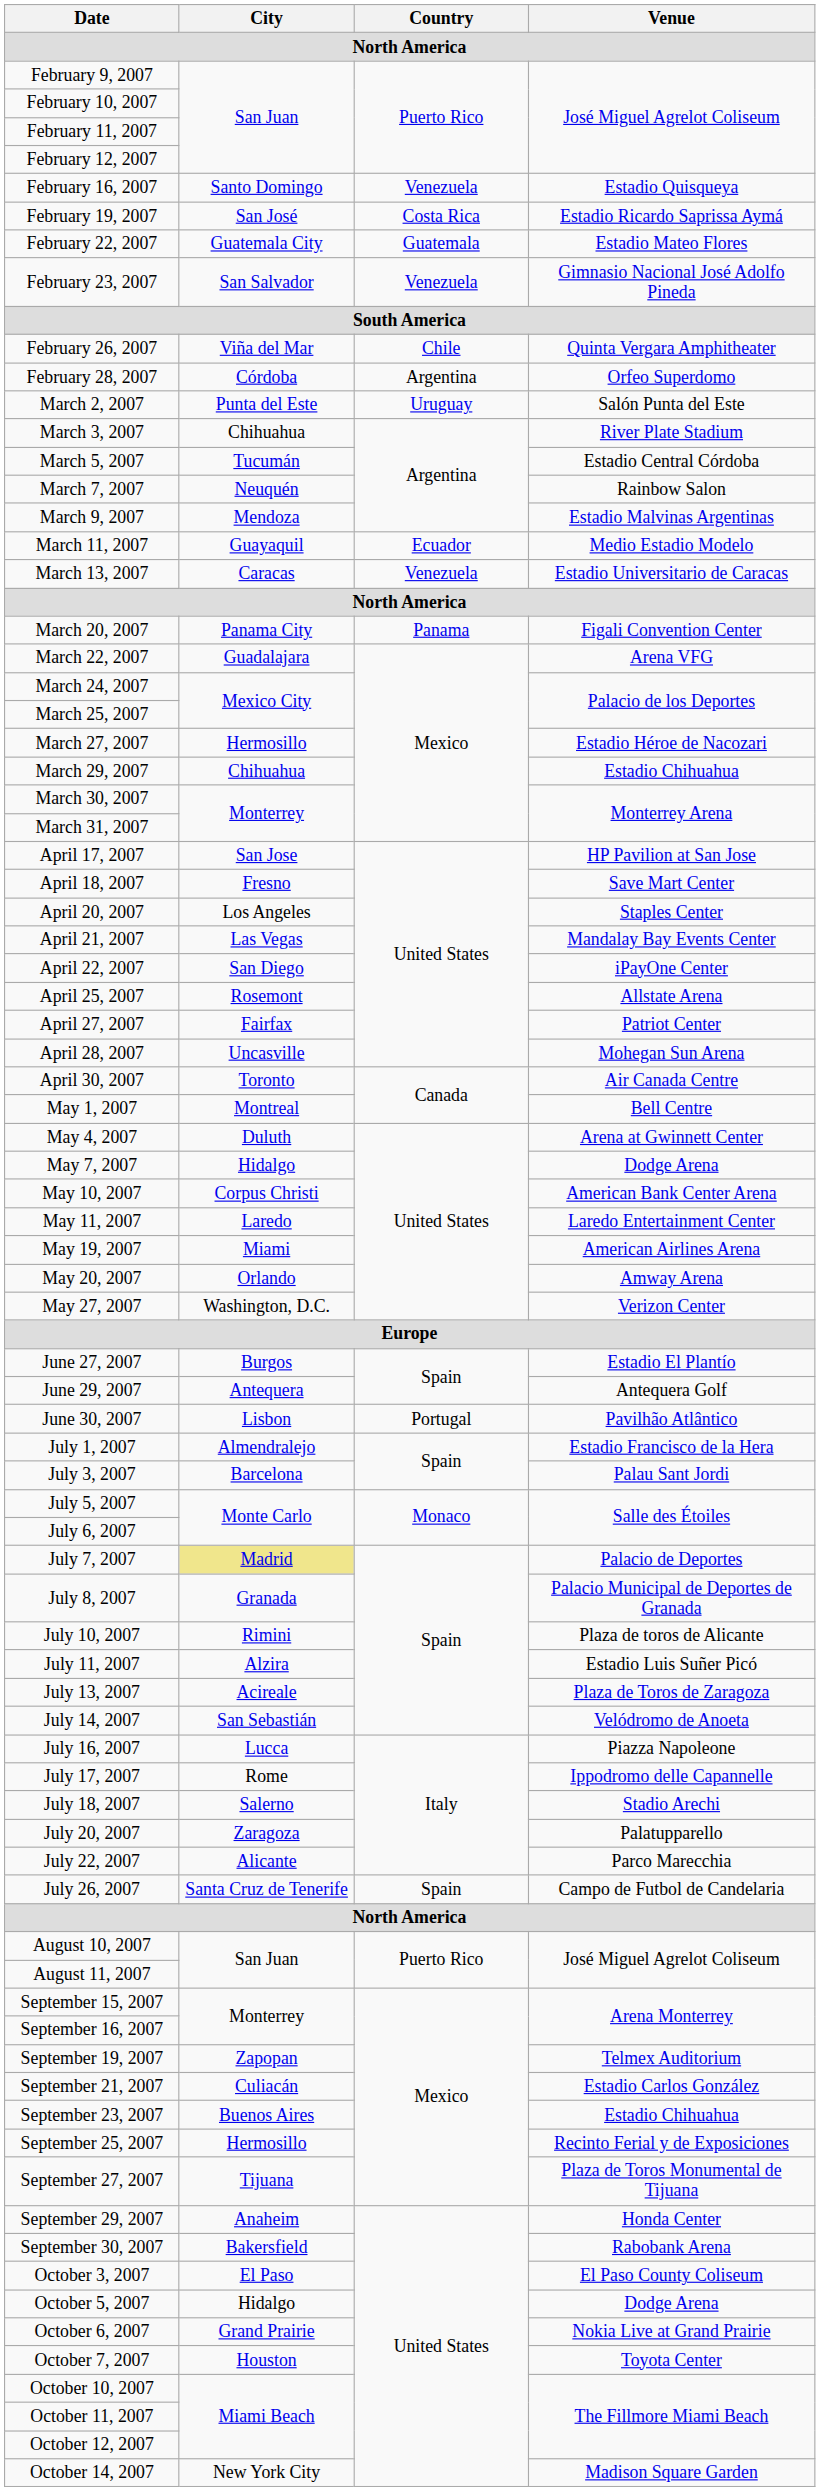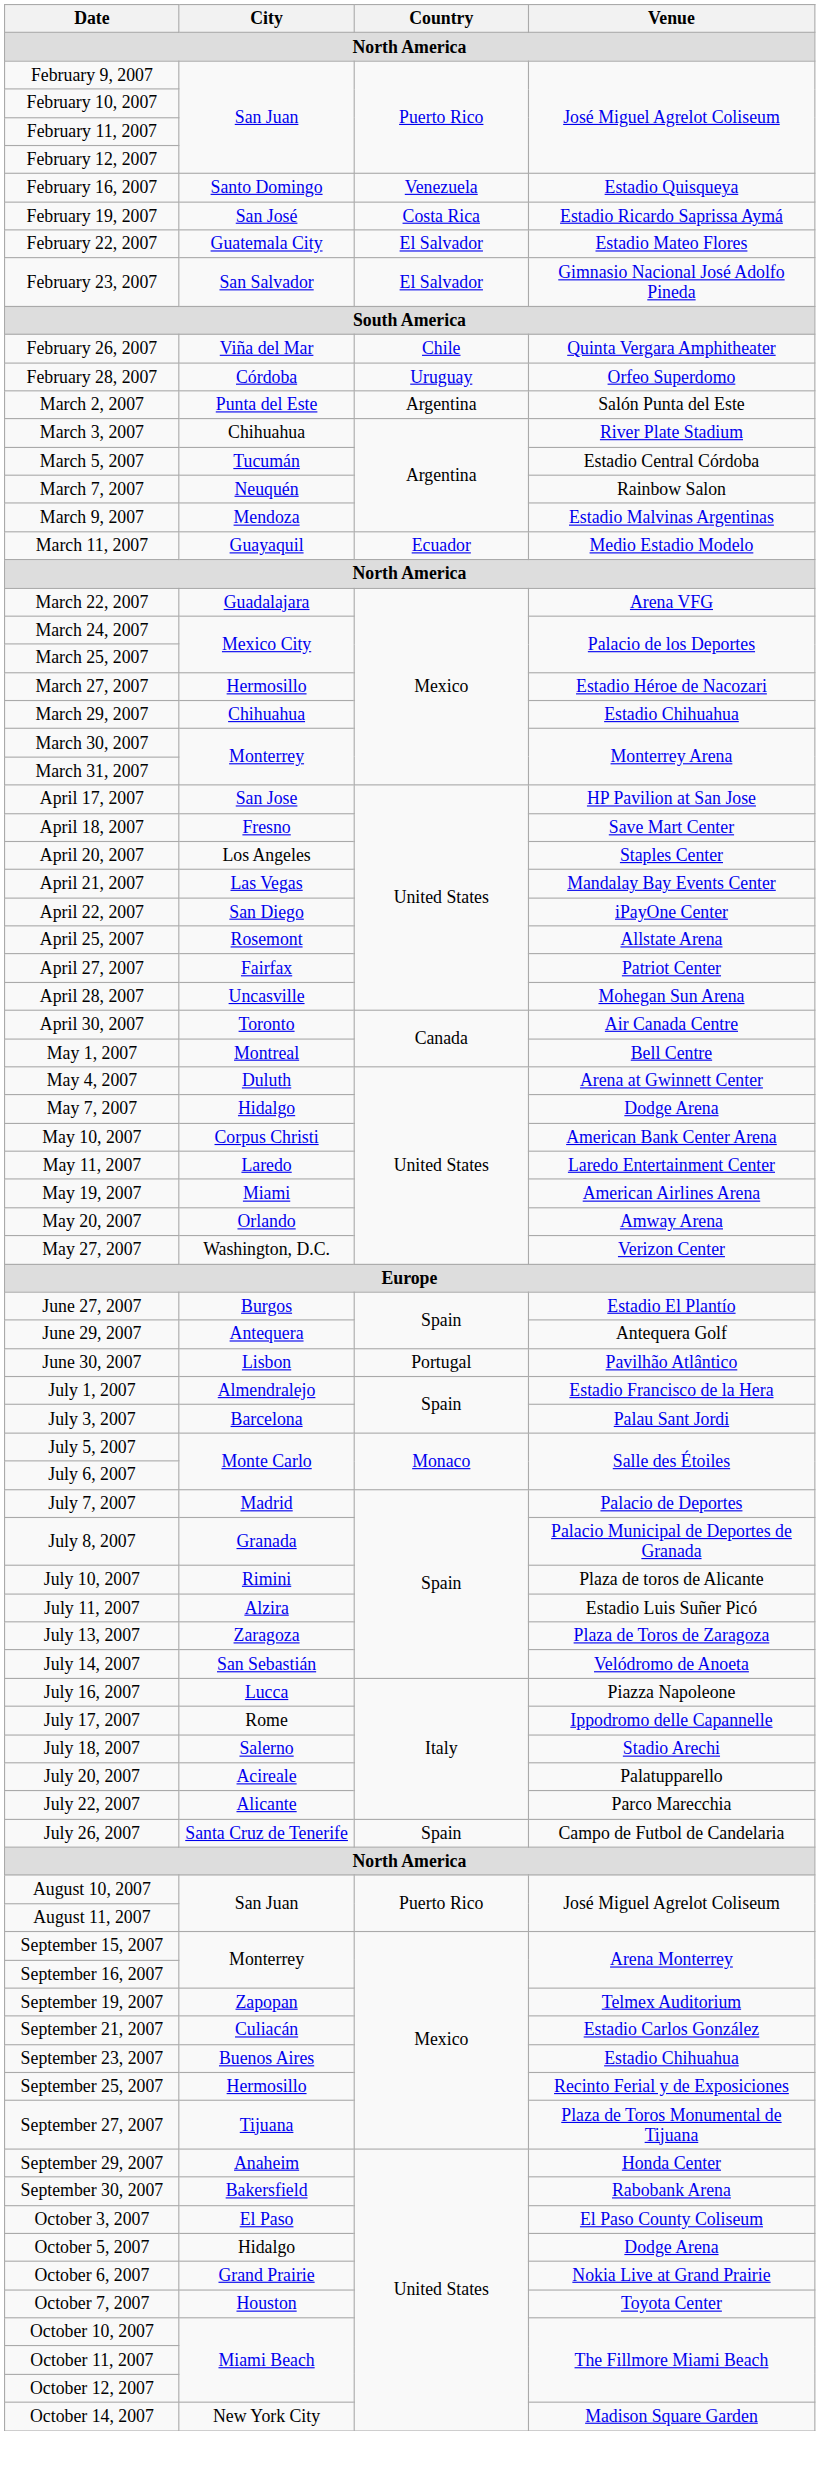(441, 243) Guatemala -> (441, 243) El Salvador
(441, 282) Venezuela -> (441, 282) El Salvador
(441, 376) Argentina -> (441, 376) Uruguay
(441, 404) Uruguay -> (441, 404) Argentina
- row: (92, 573)
- row: (92, 630)
(267, 1559) khaki background -> (267, 1503) no background
(267, 1692) Acireale -> (267, 1635) Zaragoza
(267, 1833) Zaragoza -> (267, 1776) Acireale
